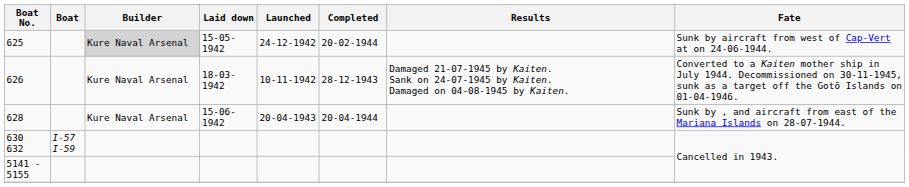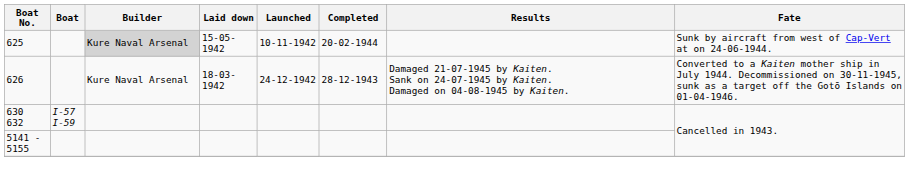(288, 43) 24-12-1942 -> (288, 43) 10-11-1942
(288, 80) 10-11-1942 -> (288, 80) 24-12-1942
- row: (15, 117)
